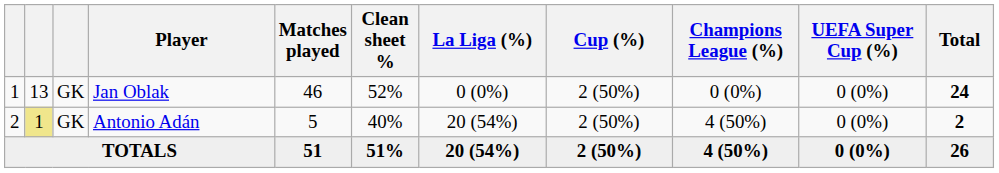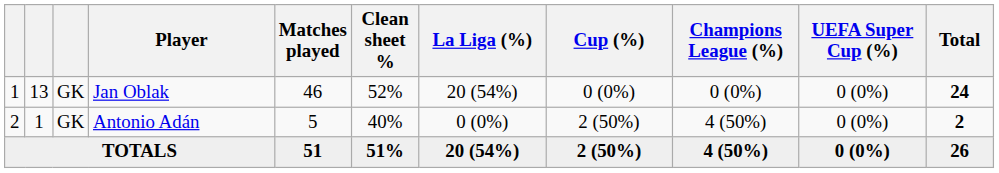(482, 91) 0 (0%) -> (482, 91) 20 (54%)
(609, 91) 2 (50%) -> (609, 91) 0 (0%)
(39, 121) khaki background -> (39, 121) no background
(482, 121) 20 (54%) -> (482, 121) 0 (0%)
